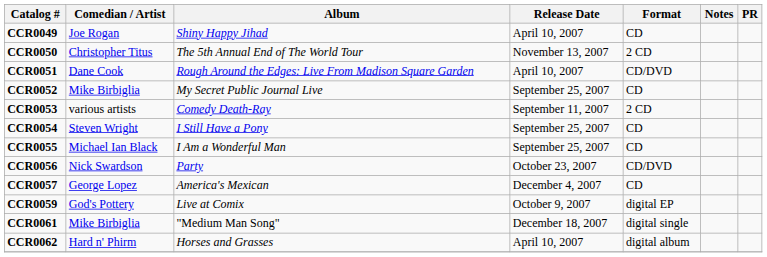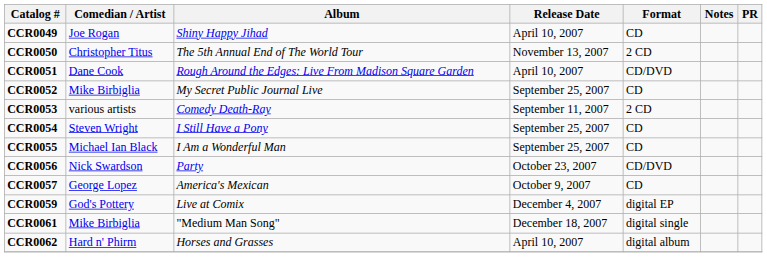(557, 185) December 4, 2007 -> (552, 185) October 9, 2007
(552, 204) October 9, 2007 -> (557, 204) December 4, 2007
